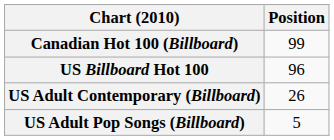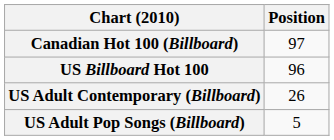(297, 43) 99 -> (297, 43) 97
